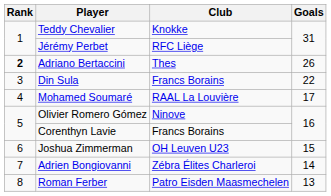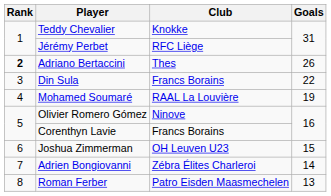(309, 98) 17 -> (309, 98) 19
